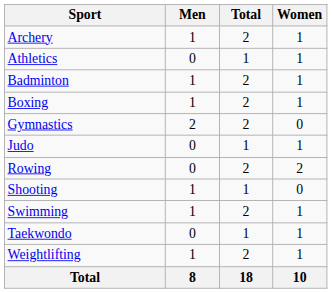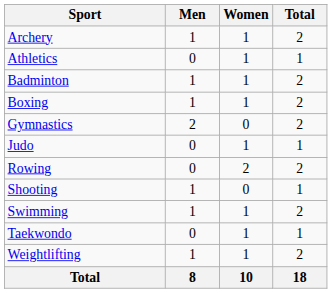columns swapped: (300, 15) <-> (246, 15)
